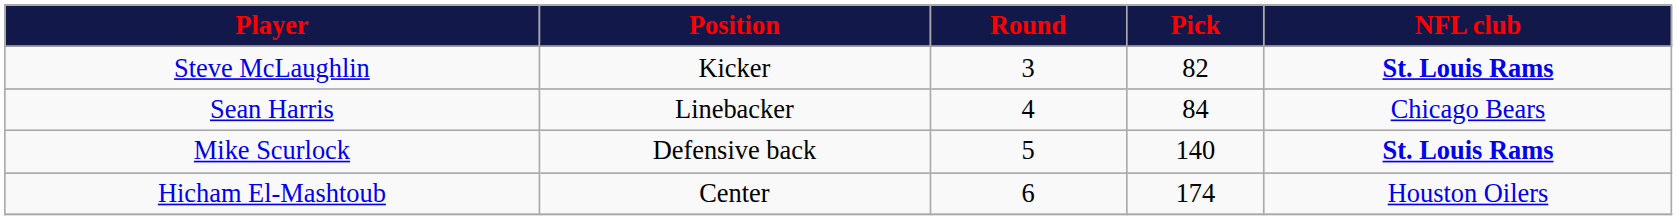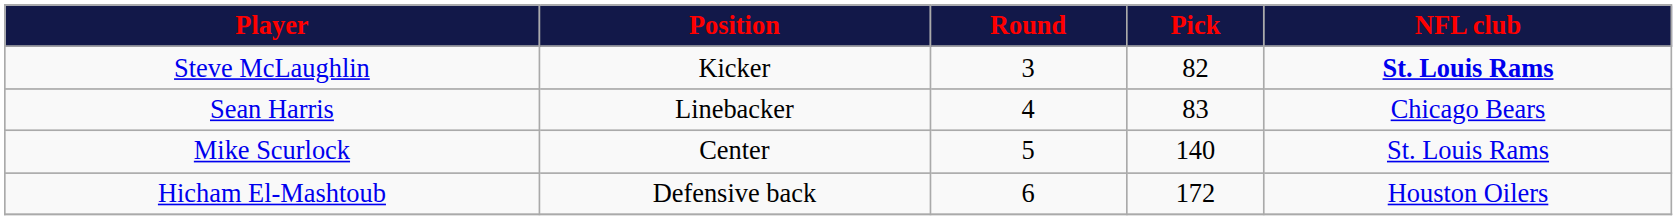(1195, 109) 84 -> (1195, 109) 83
(734, 151) Defensive back -> (734, 151) Center
(1468, 151) bold -> (1468, 151) normal
(734, 192) Center -> (734, 192) Defensive back
(1195, 192) 174 -> (1195, 192) 172
